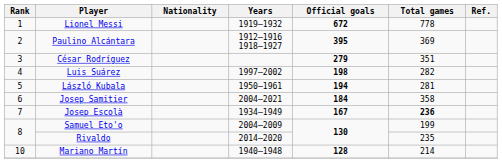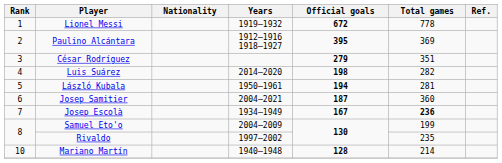(260, 73) 1997–2002 -> (260, 73) 2014–2020
(341, 99) 184 -> (341, 99) 187
(427, 99) 358 -> (427, 99) 360
(260, 138) 2014–2020 -> (260, 138) 1997–2002
